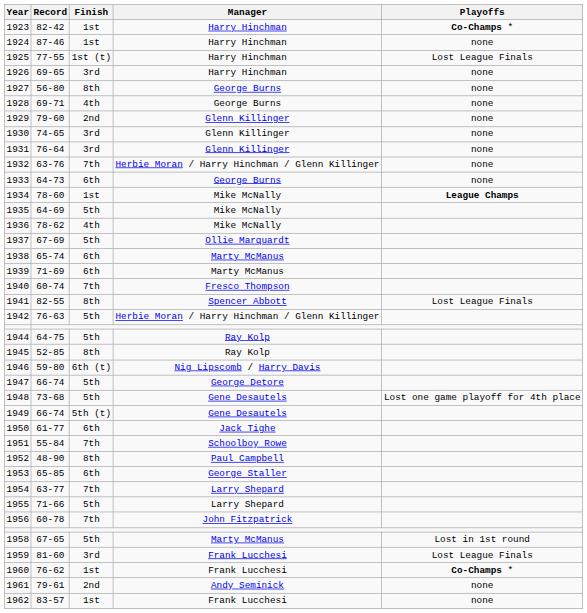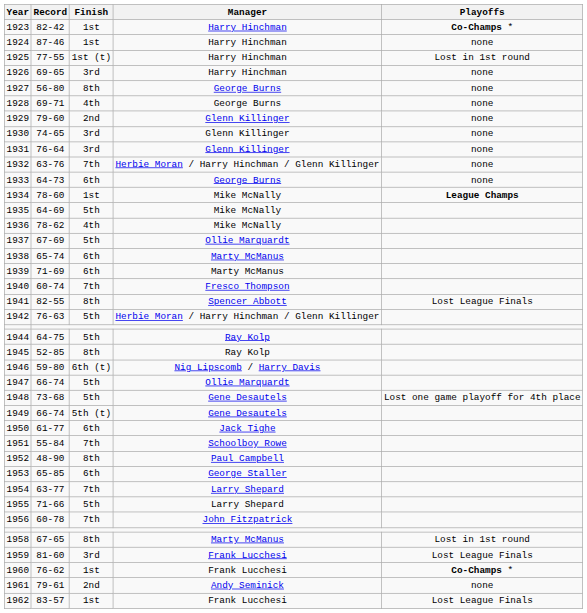(482, 58) Lost League Finals -> (482, 58) Lost in 1st round
(247, 383) George Detore -> (247, 383) Ollie Marquardt
(91, 540) 5th -> (91, 540) 8th
(482, 601) none -> (482, 601) Lost League Finals
